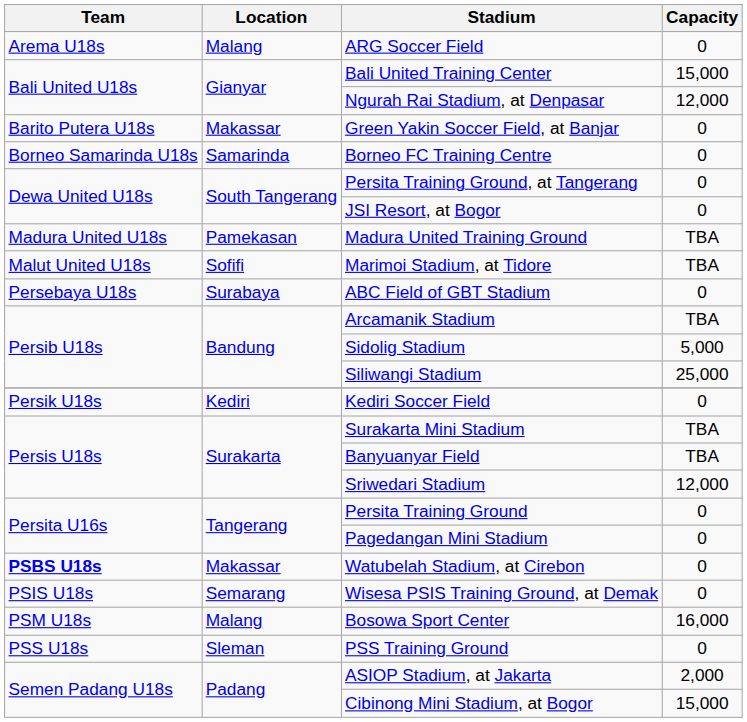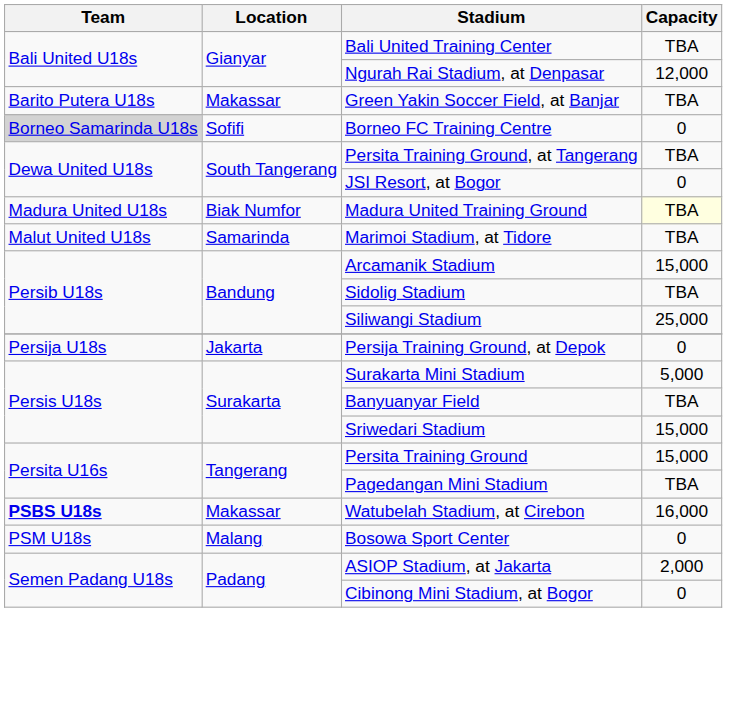- row: (414, 45)
(702, 73) 15,000 -> (682, 45) TBA
(702, 127) 0 -> (682, 100) TBA
(103, 155) no background -> (103, 127) lightgrey background
(248, 155) Samarinda -> (225, 127) Sofifi
(702, 182) 0 -> (682, 155) TBA
(251, 237) Pamekasan -> (253, 210) Biak Numfor
(702, 237) no background -> (682, 210) lightyellow background
(225, 264) Sofifi -> (248, 237) Samarinda
- row: (448, 292)
(702, 319) TBA -> (682, 264) 15,000
(702, 347) 5,000 -> (682, 292) TBA
+ row: (475, 347)
- row: (418, 401)
(702, 429) TBA -> (682, 374) 5,000
(702, 484) 12,000 -> (682, 429) 15,000
(702, 511) 0 -> (682, 456) 15,000
(702, 538) 0 -> (682, 484) TBA
(702, 566) 0 -> (682, 511) 16,000
- row: (502, 593)
(702, 621) 16,000 -> (682, 538) 0
- row: (427, 648)
(702, 703) 15,000 -> (682, 593) 0
